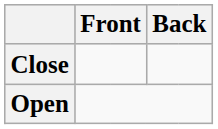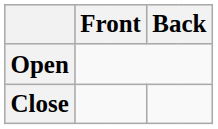rows swapped: (40, 63) <-> (40, 103)
